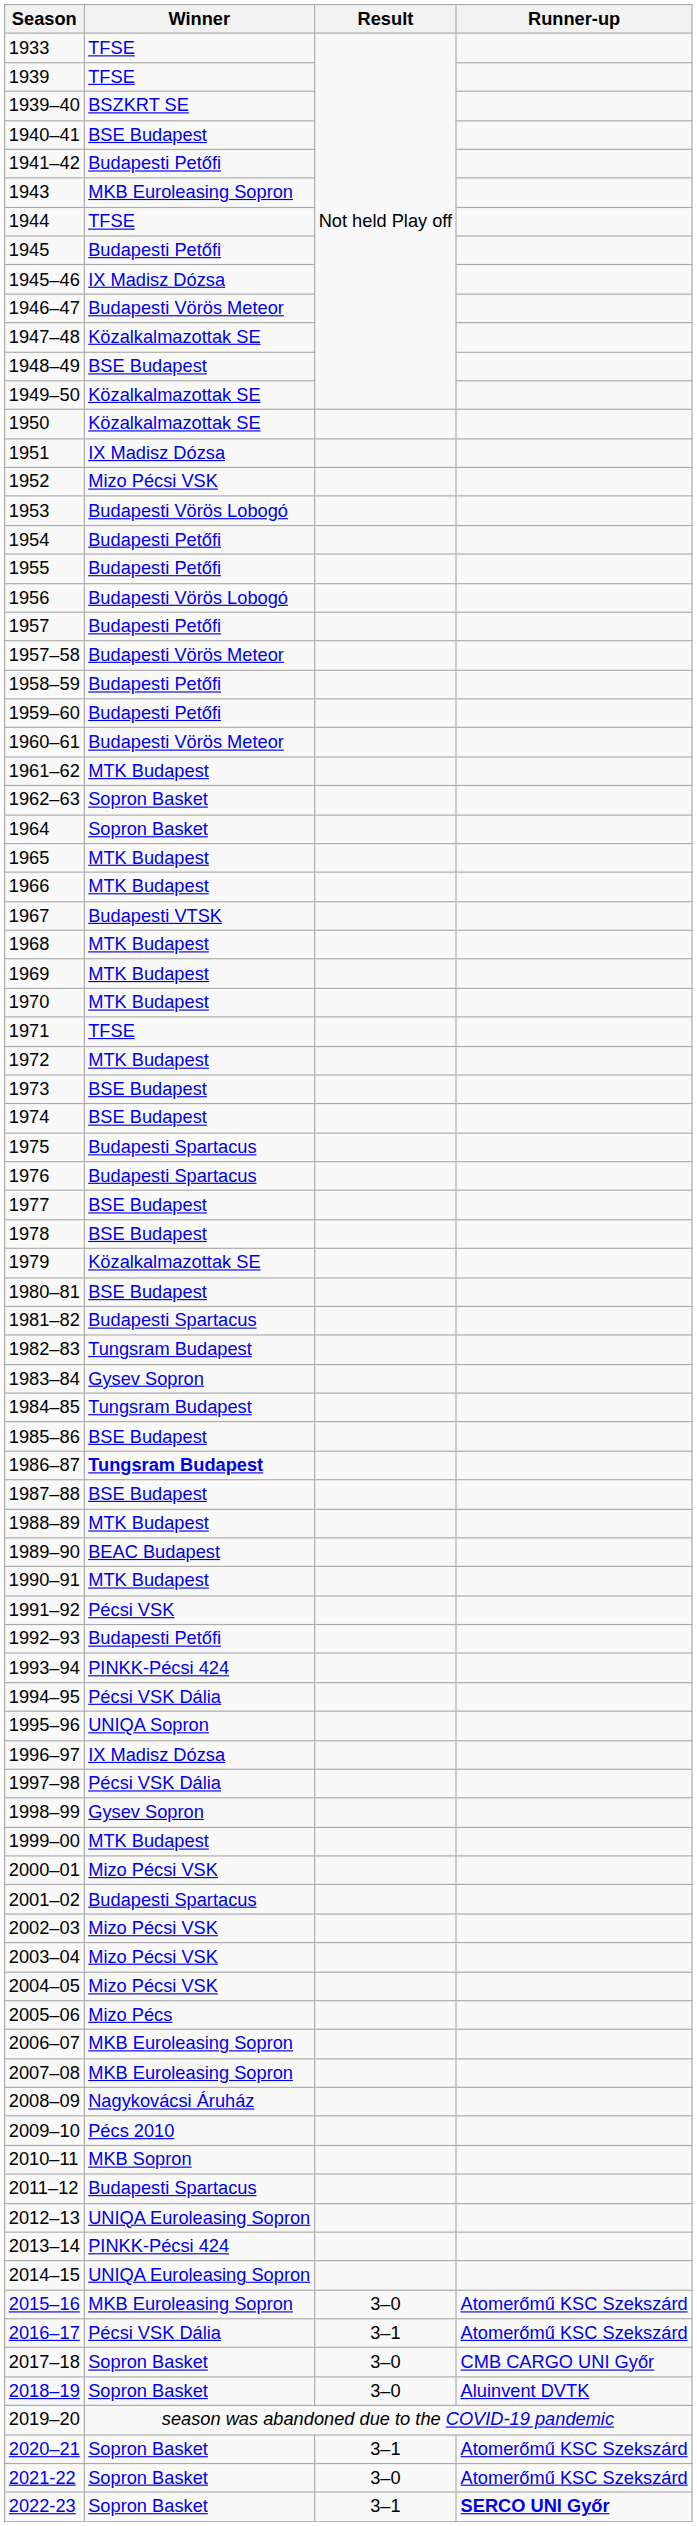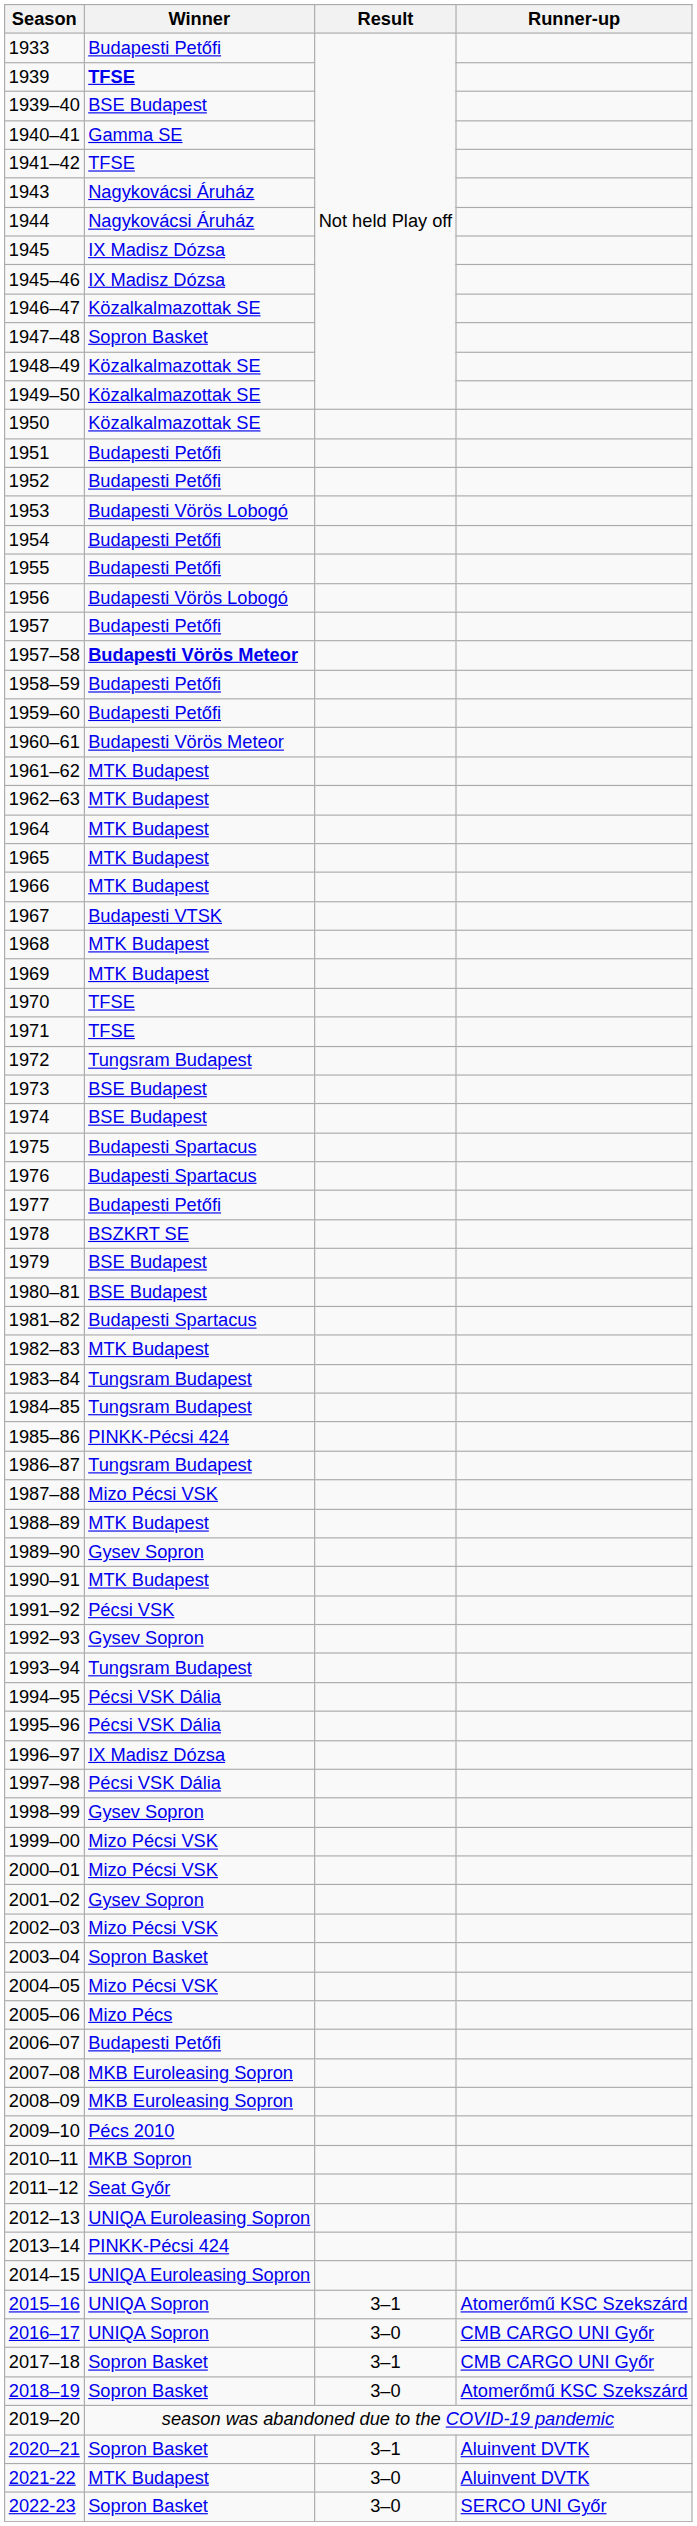(112, 47) TFSE -> (155, 47) Budapesti Petőfi
(112, 76) normal -> (112, 76) bold
(139, 105) BSZKRT SE -> (148, 105) BSE Budapest
(148, 134) BSE Budapest -> (135, 134) Gamma SE
(155, 163) Budapesti Petőfi -> (112, 163) TFSE
(191, 192) MKB Euroleasing Sopron -> (171, 192) Nagykovácsi Áruház
(112, 221) TFSE -> (171, 221) Nagykovácsi Áruház
(155, 250) Budapesti Petőfi -> (157, 250) IX Madisz Dózsa
(186, 308) Budapesti Vörös Meteor -> (174, 308) Közalkalmazottak SE
(174, 337) Közalkalmazottak SE -> (148, 337) Sopron Basket
(148, 366) BSE Budapest -> (174, 366) Közalkalmazottak SE
(157, 452) IX Madisz Dózsa -> (155, 452) Budapesti Petőfi
(153, 481) Mizo Pécsi VSK -> (155, 481) Budapesti Petőfi
(186, 655) normal -> (193, 655) bold
(148, 800) Sopron Basket -> (149, 800) MTK Budapest
(148, 828) Sopron Basket -> (149, 828) MTK Budapest
(149, 1002) MTK Budapest -> (112, 1002) TFSE
(149, 1060) MTK Budapest -> (170, 1060) Tungsram Budapest
(148, 1204) BSE Budapest -> (155, 1204) Budapesti Petőfi
(148, 1233) BSE Budapest -> (139, 1233) BSZKRT SE
(174, 1262) Közalkalmazottak SE -> (148, 1262) BSE Budapest
(170, 1349) Tungsram Budapest -> (149, 1349) MTK Budapest
(146, 1378) Gysev Sopron -> (170, 1378) Tungsram Budapest
(148, 1436) BSE Budapest -> (159, 1436) PINKK-Pécsi 424
(176, 1465) bold -> (170, 1465) normal
(148, 1494) BSE Budapest -> (153, 1494) Mizo Pécsi VSK
(154, 1552) BEAC Budapest -> (146, 1552) Gysev Sopron
(155, 1638) Budapesti Petőfi -> (146, 1638) Gysev Sopron
(159, 1667) PINKK-Pécsi 424 -> (170, 1667) Tungsram Budapest
(149, 1725) UNIQA Sopron -> (155, 1725) Pécsi VSK Dália
(149, 1841) MTK Budapest -> (153, 1841) Mizo Pécsi VSK
(172, 1899) Budapesti Spartacus -> (146, 1899) Gysev Sopron
(153, 1957) Mizo Pécsi VSK -> (148, 1957) Sopron Basket
(191, 2043) MKB Euroleasing Sopron -> (155, 2043) Budapesti Petőfi
(171, 2101) Nagykovácsi Áruház -> (191, 2101) MKB Euroleasing Sopron
(172, 2188) Budapesti Spartacus -> (129, 2188) Seat Győr
(191, 2304) MKB Euroleasing Sopron -> (149, 2304) UNIQA Sopron
(385, 2304) 3–0 -> (385, 2304) 3–1
(155, 2333) Pécsi VSK Dália -> (149, 2333) UNIQA Sopron
(385, 2333) 3–1 -> (385, 2333) 3–0
(574, 2333) Atomerőmű KSC Szekszárd -> (557, 2333) CMB CARGO UNI Győr
(385, 2362) 3–0 -> (385, 2362) 3–1
(525, 2391) Aluinvent DVTK -> (574, 2391) Atomerőmű KSC Szekszárd
(574, 2448) Atomerőmű KSC Szekszárd -> (525, 2448) Aluinvent DVTK
(148, 2477) Sopron Basket -> (149, 2477) MTK Budapest
(574, 2477) Atomerőmű KSC Szekszárd -> (525, 2477) Aluinvent DVTK
(385, 2506) 3–1 -> (385, 2506) 3–0
(535, 2506) bold -> (534, 2506) normal
